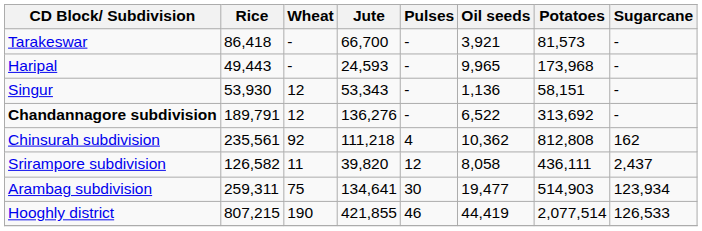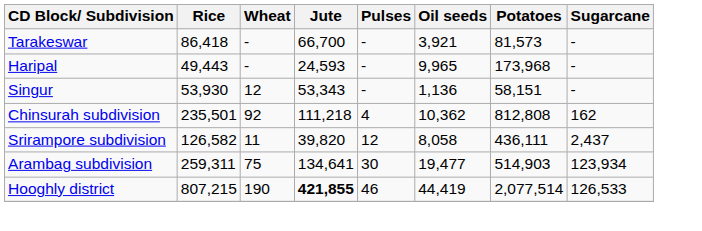- row: (112, 115)
(252, 139) 235,561 -> (209, 115) 235,501
(369, 213) normal -> (326, 189) bold
